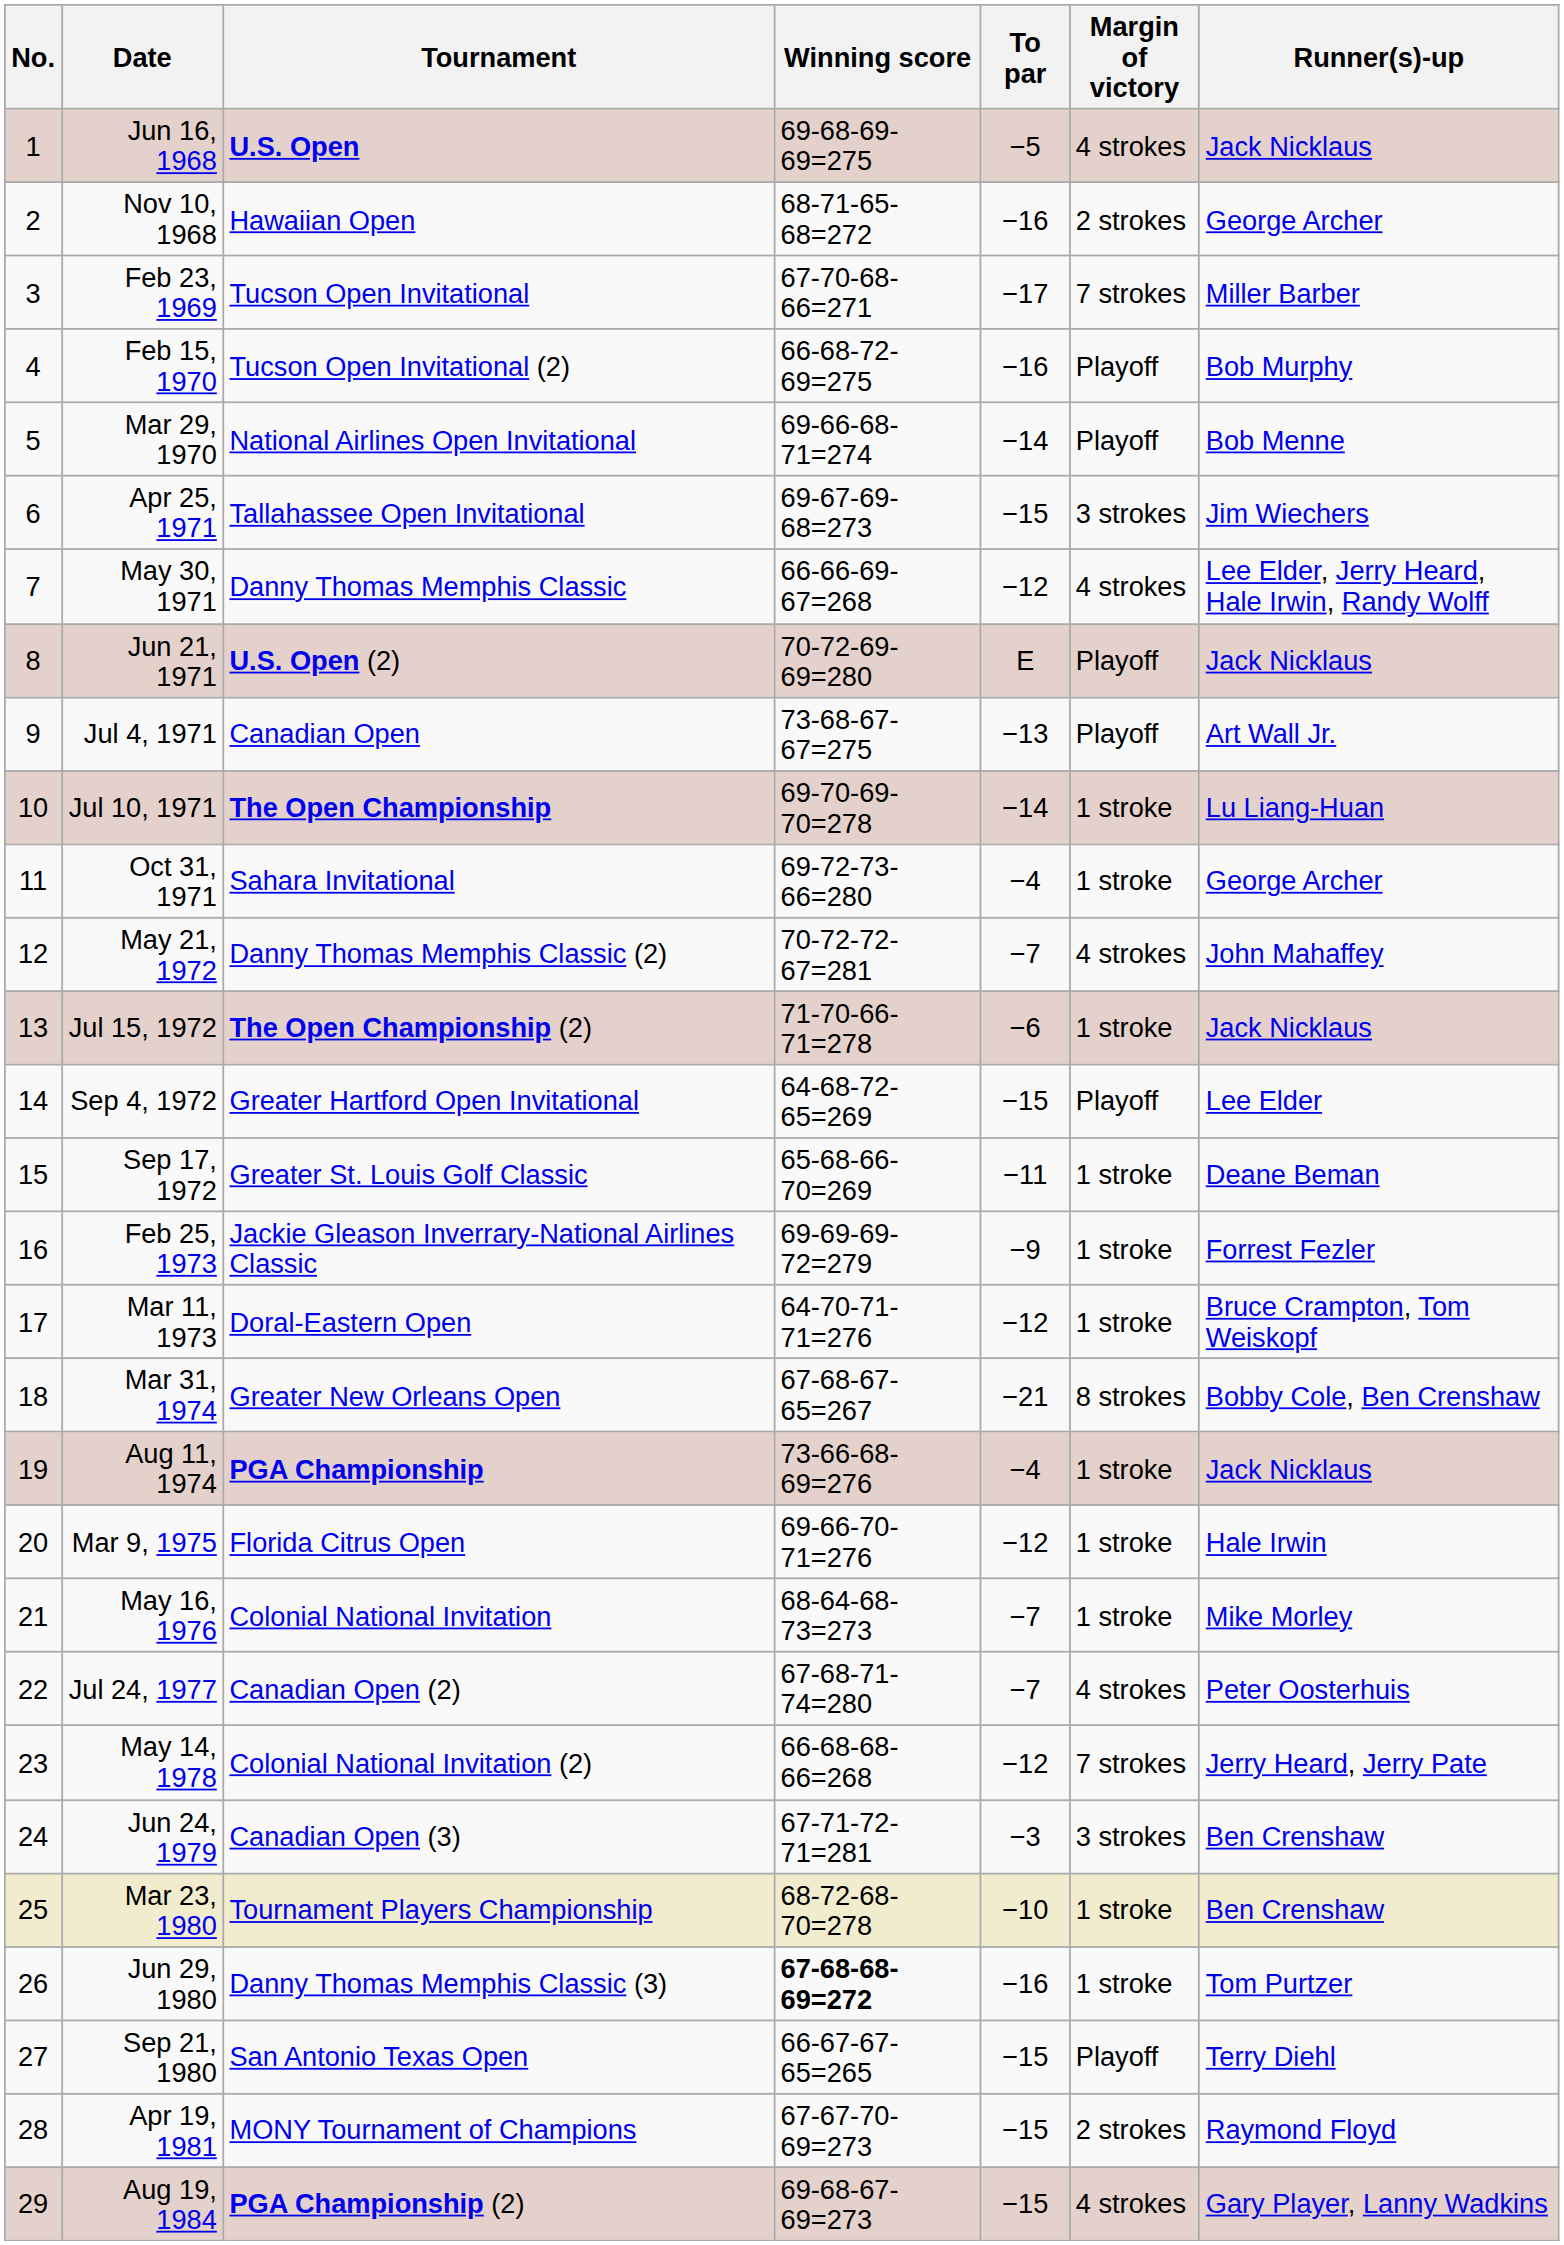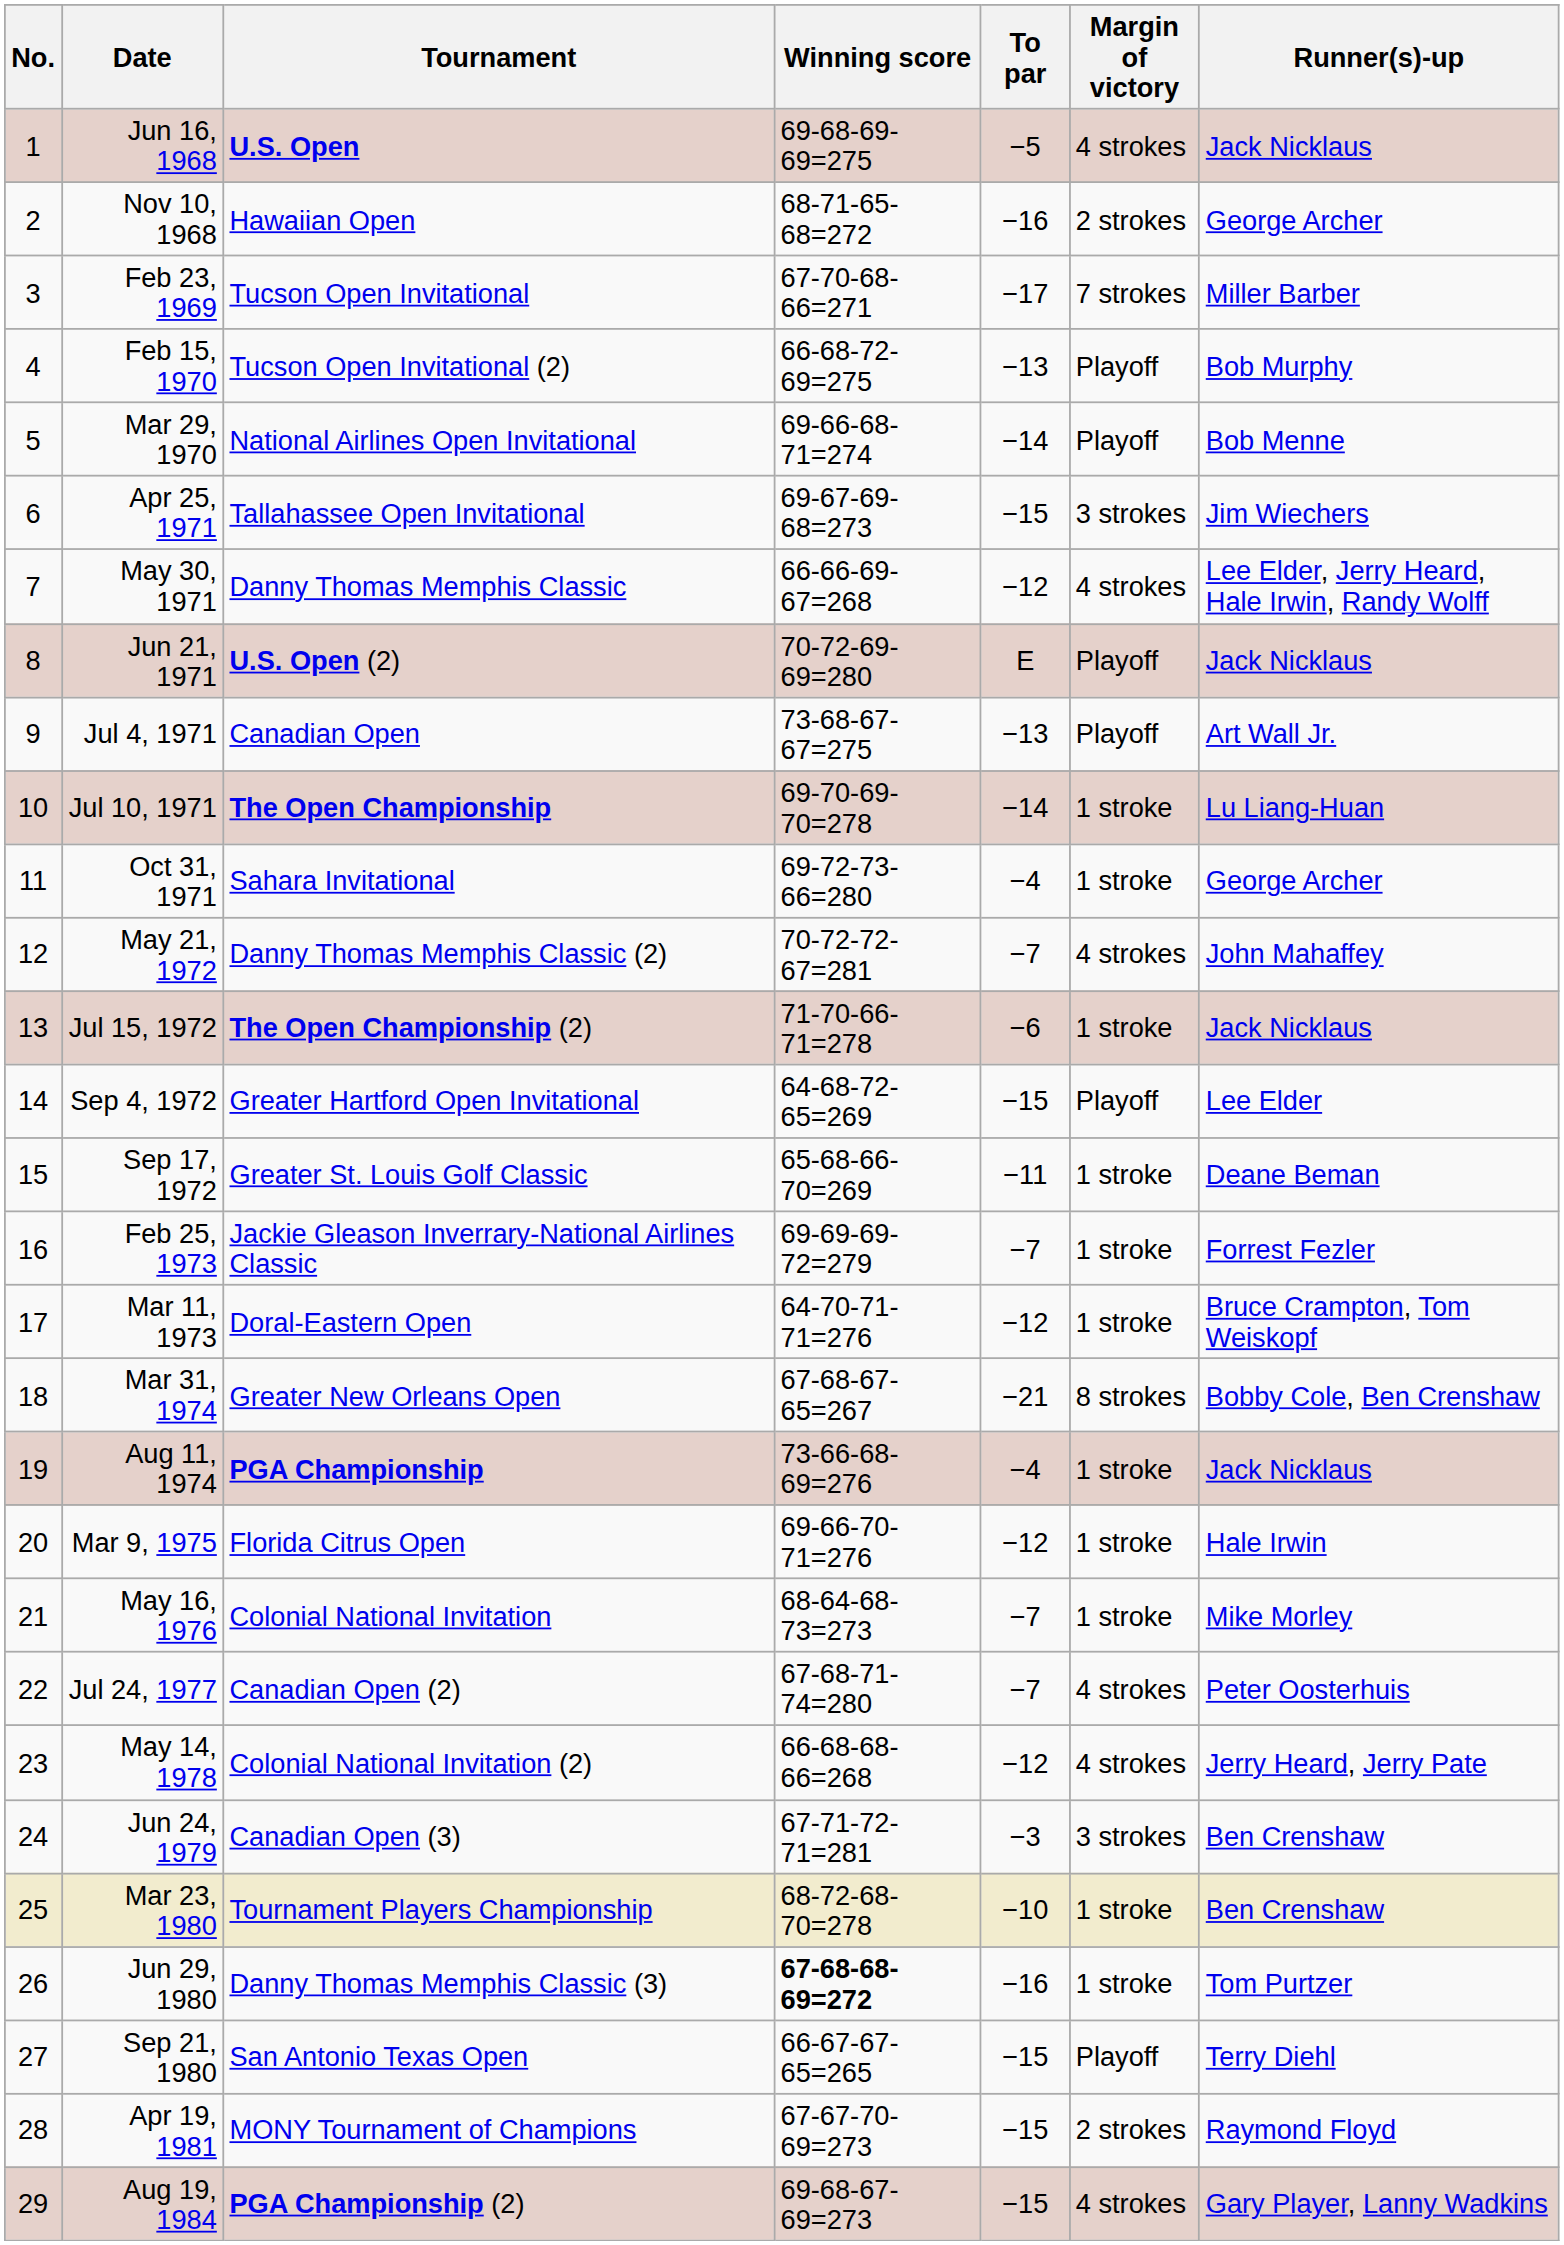(1025, 366) −16 -> (1025, 366) −13
(1025, 1248) −9 -> (1025, 1248) −7
(1131, 1763) 7 strokes -> (1131, 1763) 4 strokes
